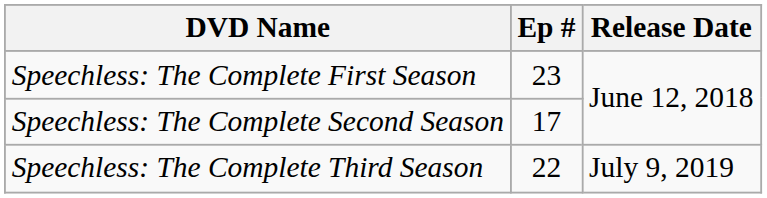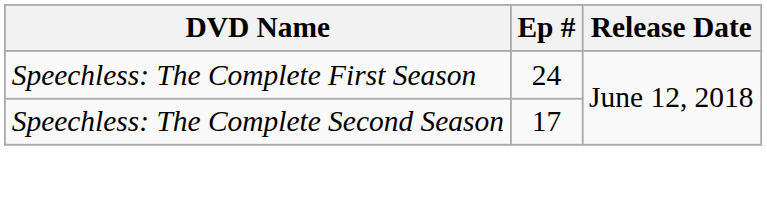(546, 74) 23 -> (546, 74) 24
- row: (247, 167)
